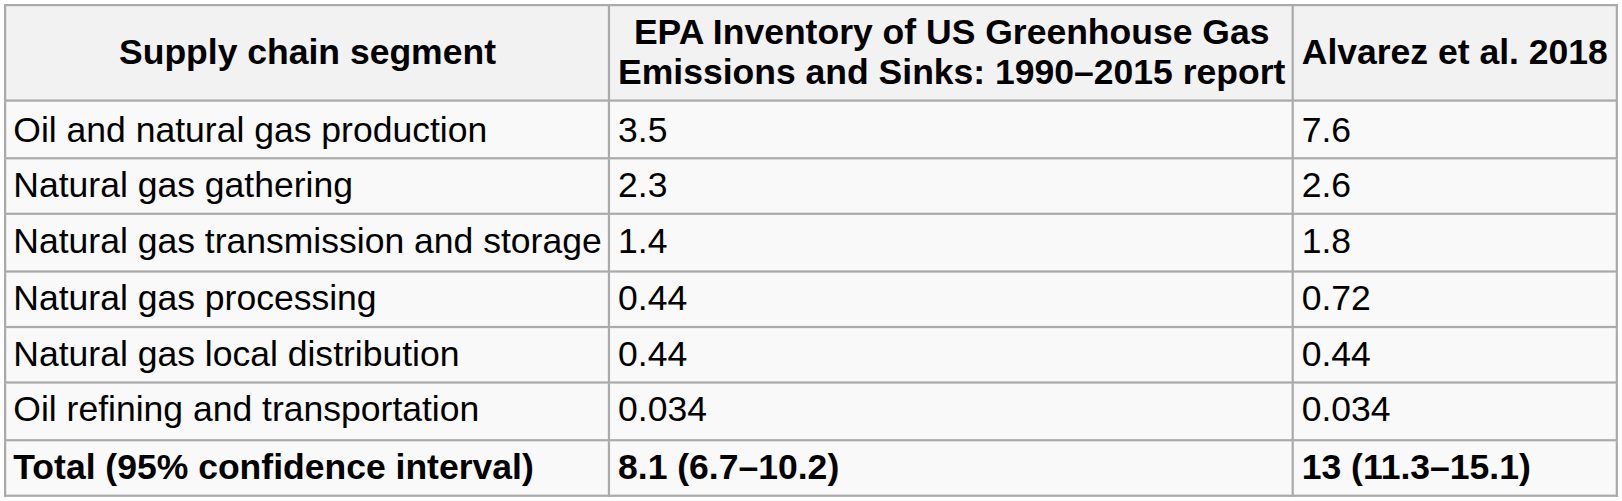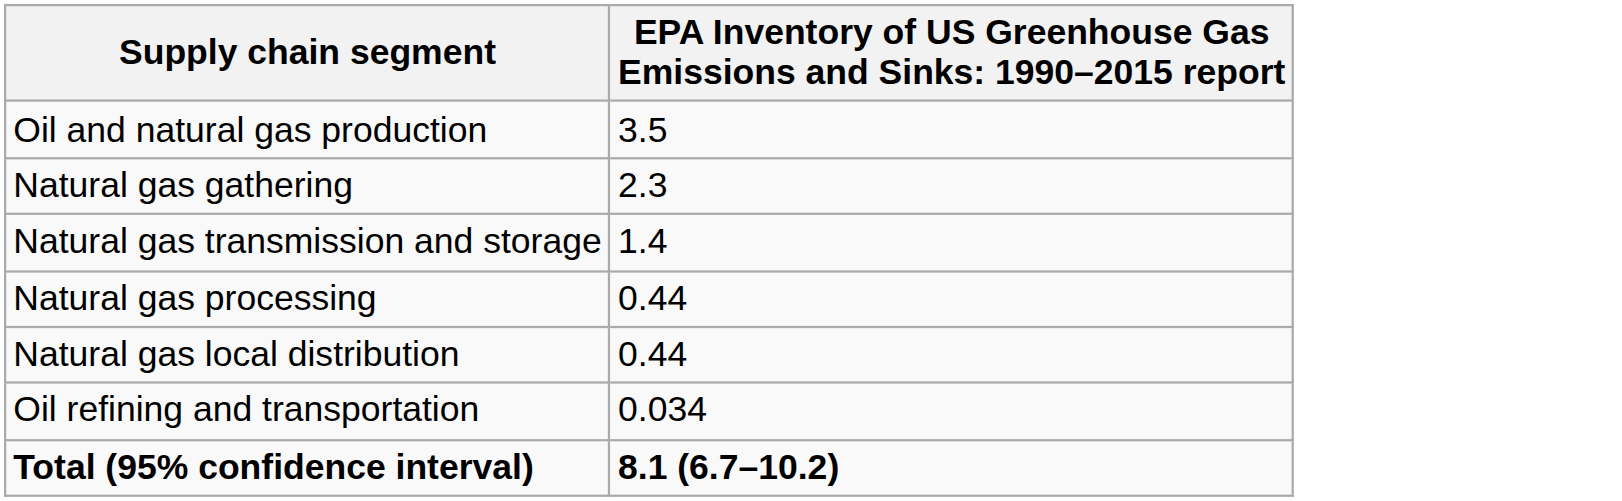- column: (1455, 52)
